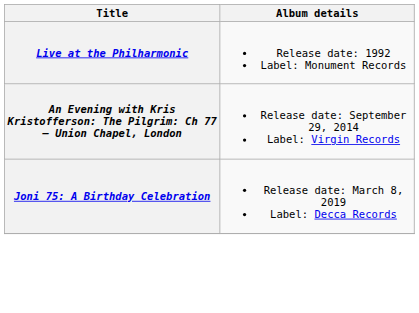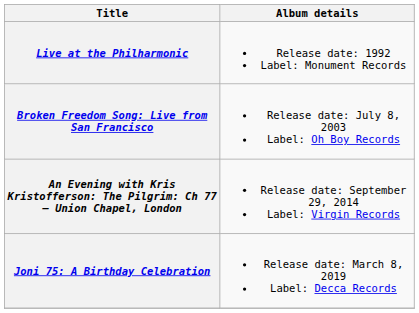+ row: (112, 121)
